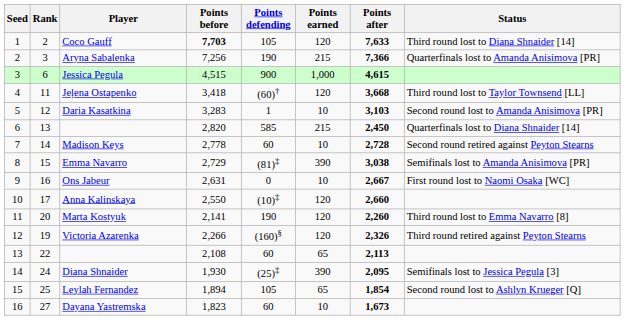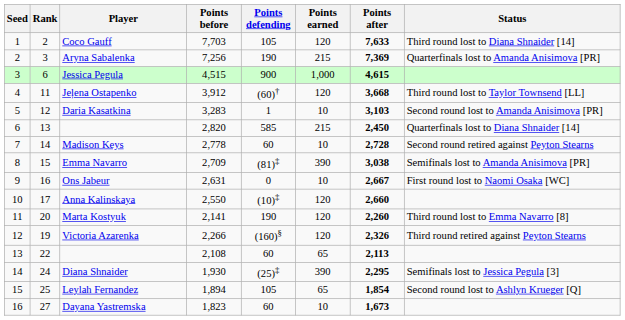(214, 41) bold -> (214, 41) normal
(377, 58) 7,366 -> (377, 58) 7,369
(214, 93) 3,418 -> (214, 93) 3,912
(214, 163) 2,729 -> (214, 163) 2,709
(377, 272) 2,095 -> (377, 272) 2,295
